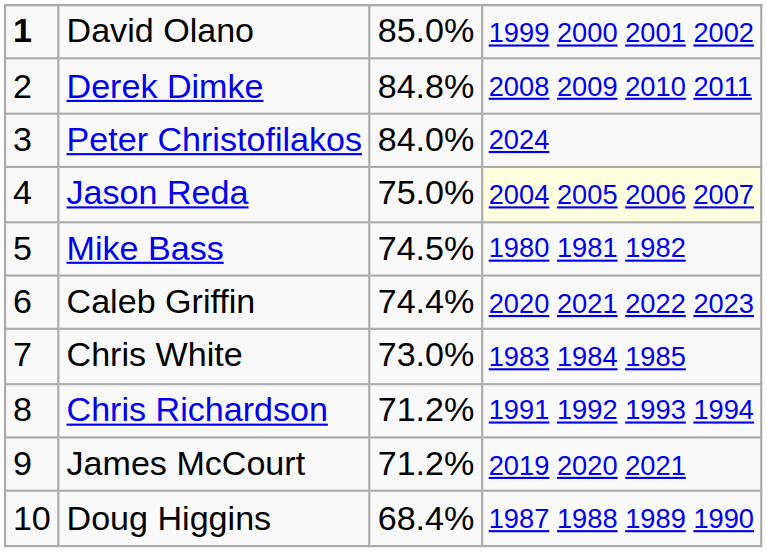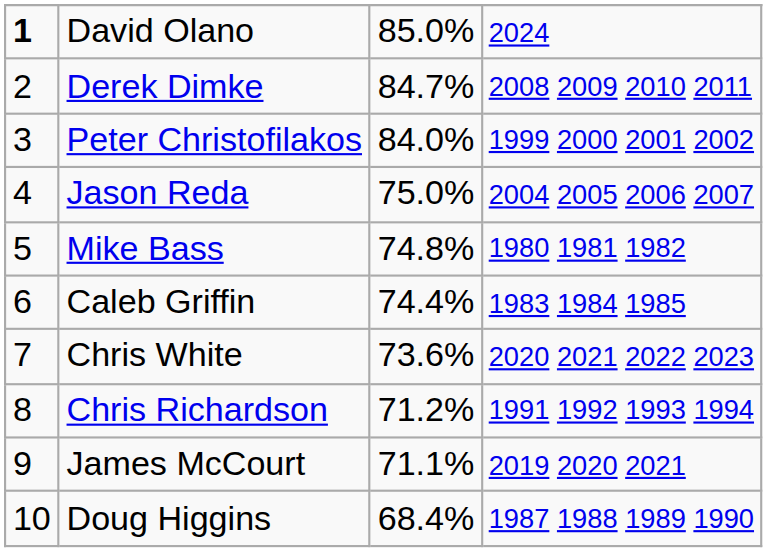(621, 32) 1999 2000 2001 2002 -> (519, 32) 2024
(426, 85) 84.8% -> (426, 85) 84.7%
(519, 140) 2024 -> (621, 140) 1999 2000 2001 2002
(621, 194) lightyellow background -> (621, 194) no background
(426, 247) 74.5% -> (426, 247) 74.8%
(621, 302) 2020 2021 2022 2023 -> (587, 302) 1983 1984 1985
(426, 355) 73.0% -> (426, 355) 73.6%
(587, 356) 1983 1984 1985 -> (621, 356) 2020 2021 2022 2023
(426, 463) 71.2% -> (426, 463) 71.1%
